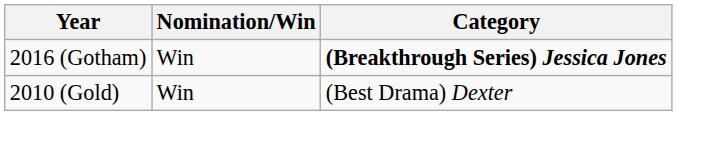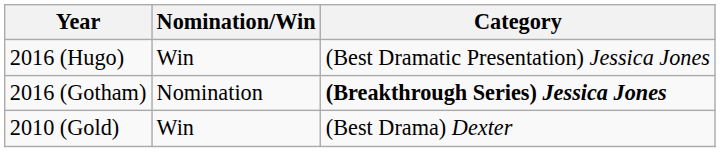+ row: (67, 57)
(175, 57) Win -> (210, 92) Nomination
